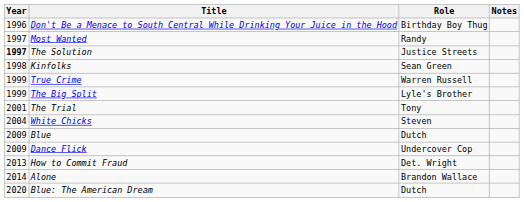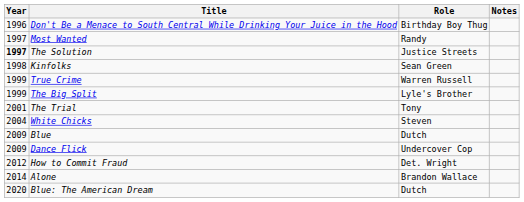(17, 163) 2013 -> (17, 163) 2012
